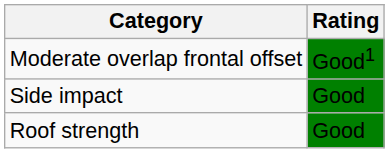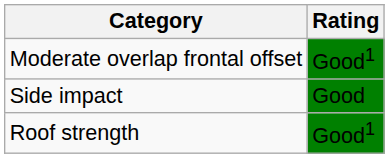(339, 130) Good -> (344, 133) Good1
